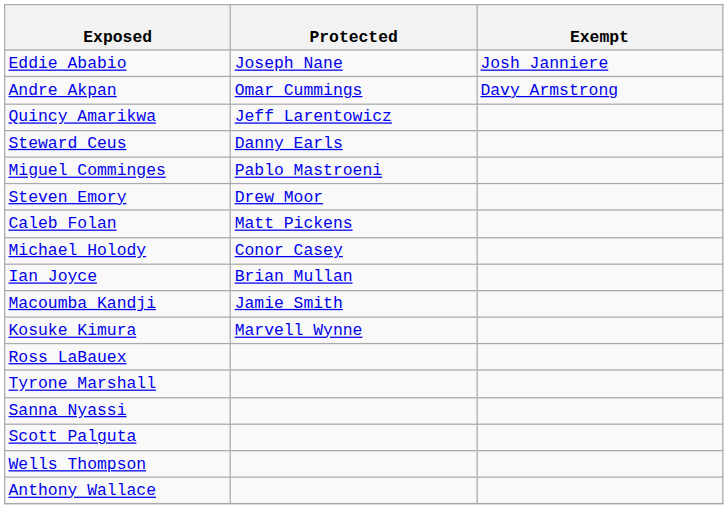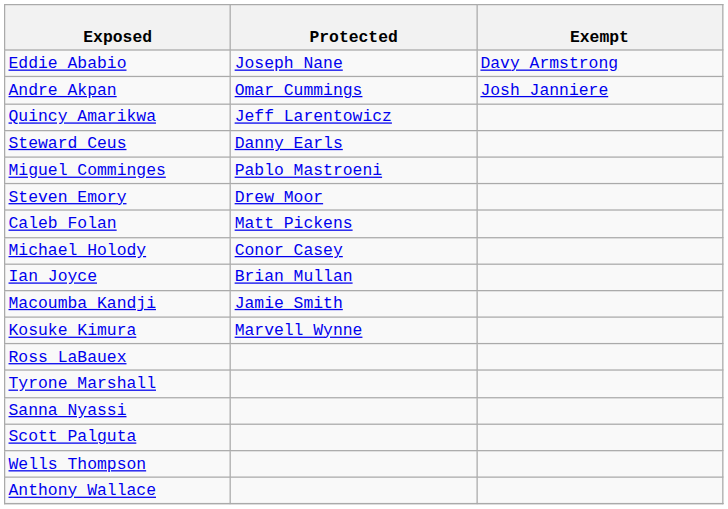(544, 64) Josh Janniere -> (549, 64) Davy Armstrong
(549, 90) Davy Armstrong -> (544, 90) Josh Janniere
